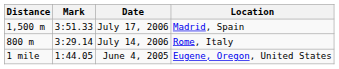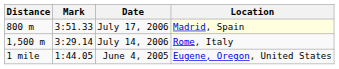(26, 27) 1,500 m -> (20, 27) 800 m
(209, 27) no background -> (209, 27) lightyellow background
(20, 41) 800 m -> (26, 41) 1,500 m
